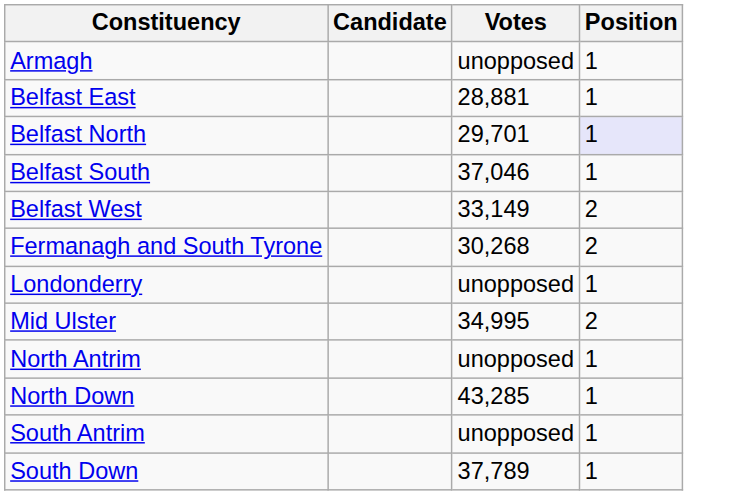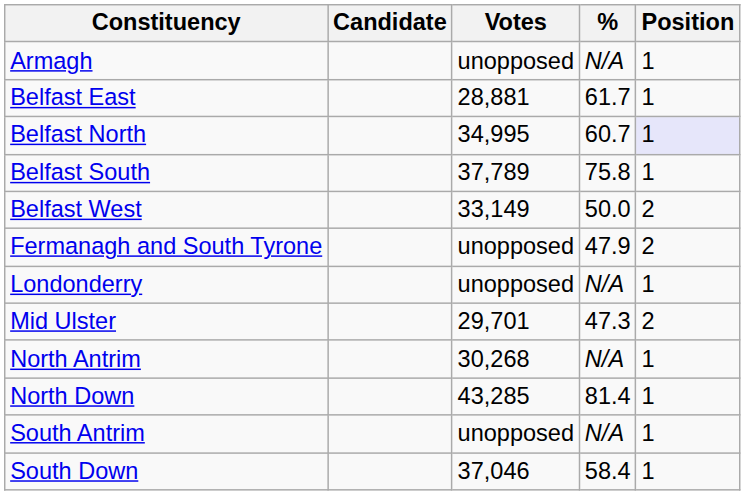+ column: (608, 23)
(494, 135) 29,701 -> (494, 135) 34,995
(494, 172) 37,046 -> (494, 172) 37,789
(494, 246) 30,268 -> (516, 246) unopposed
(494, 321) 34,995 -> (494, 321) 29,701
(516, 358) unopposed -> (494, 358) 30,268
(494, 470) 37,789 -> (494, 470) 37,046
